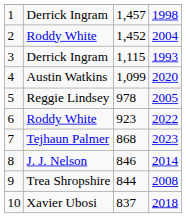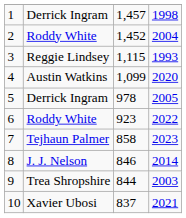(67, 56) Derrick Ingram -> (68, 56) Reggie Lindsey
(68, 98) Reggie Lindsey -> (67, 98) Derrick Ingram
(126, 139) 868 -> (126, 139) 858
(165, 181) 2008 -> (165, 181) 2003
(165, 202) 2018 -> (165, 202) 2021
